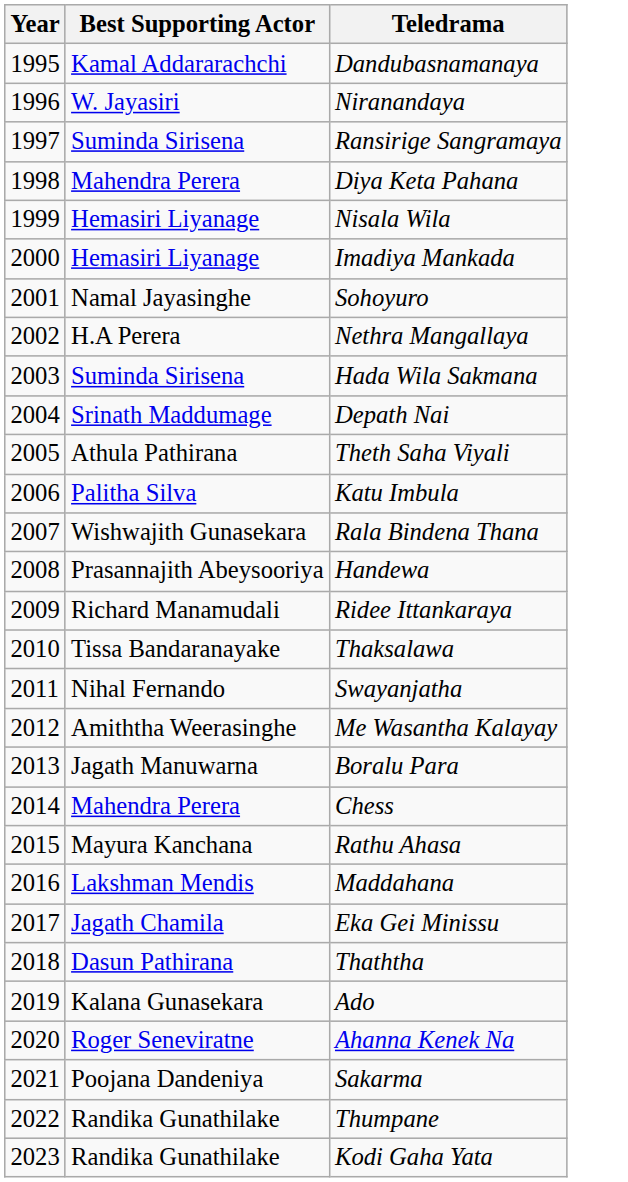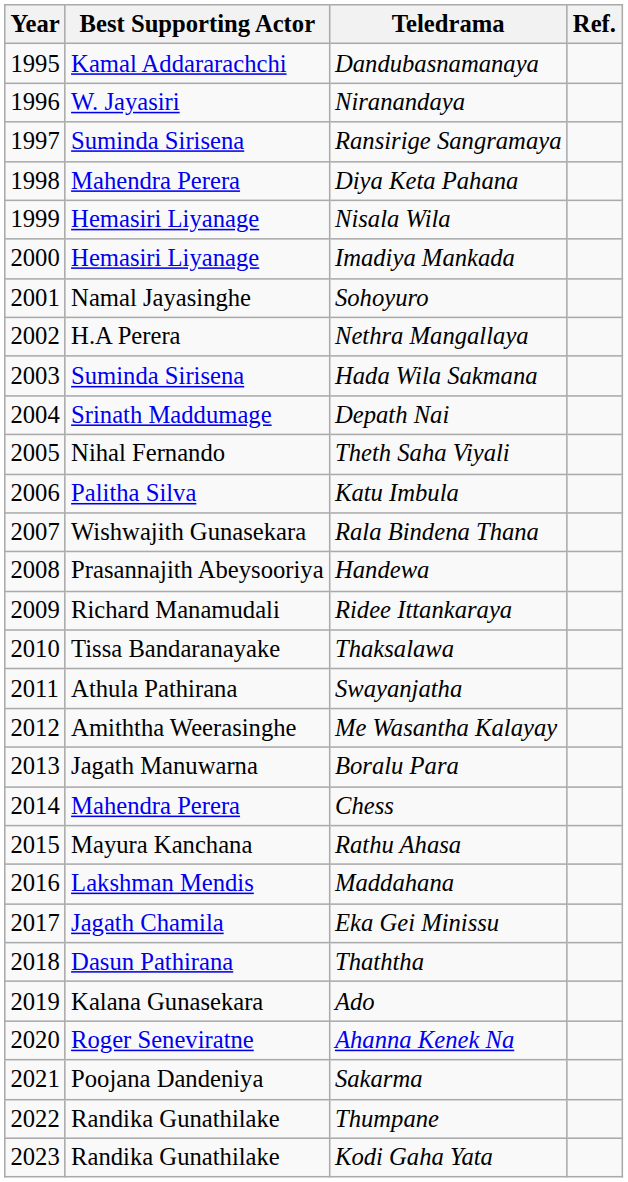+ column: (594, 24)
(154, 453) Athula Pathirana -> (148, 453) Nihal Fernando
(148, 688) Nihal Fernando -> (154, 688) Athula Pathirana
